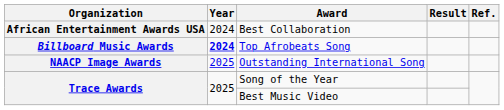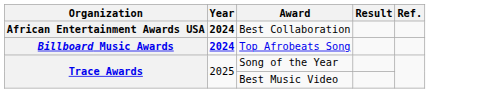(222, 30) normal -> (222, 30) bold
- row: (332, 63)
